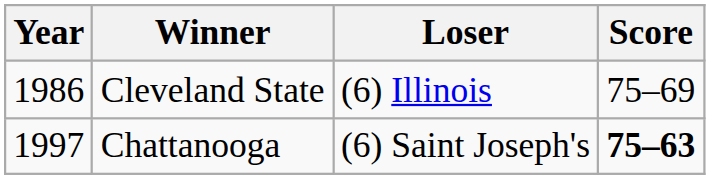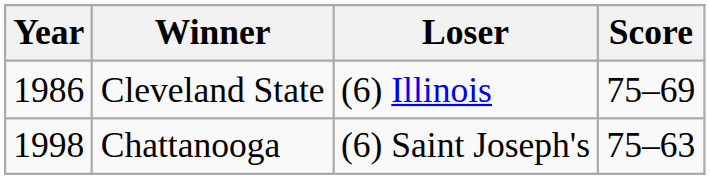(49, 145) 1997 -> (49, 145) 1998
(651, 145) bold -> (651, 145) normal
